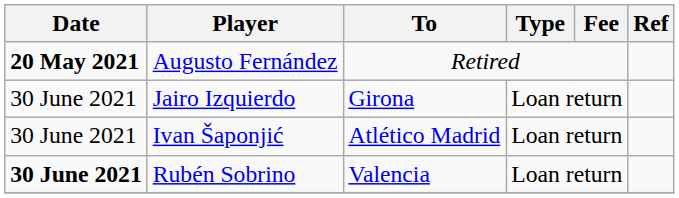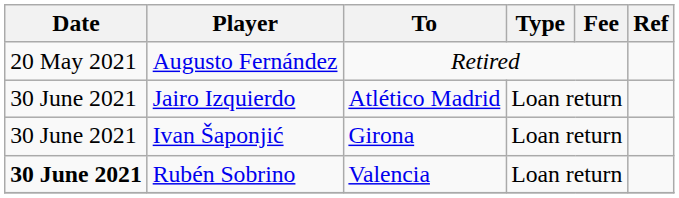(75, 60) bold -> (73, 60) normal
(381, 98) Girona -> (424, 98) Atlético Madrid
(424, 135) Atlético Madrid -> (381, 135) Girona
